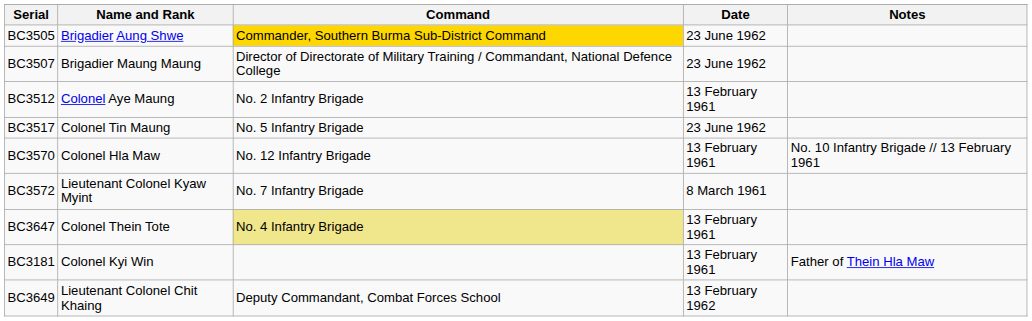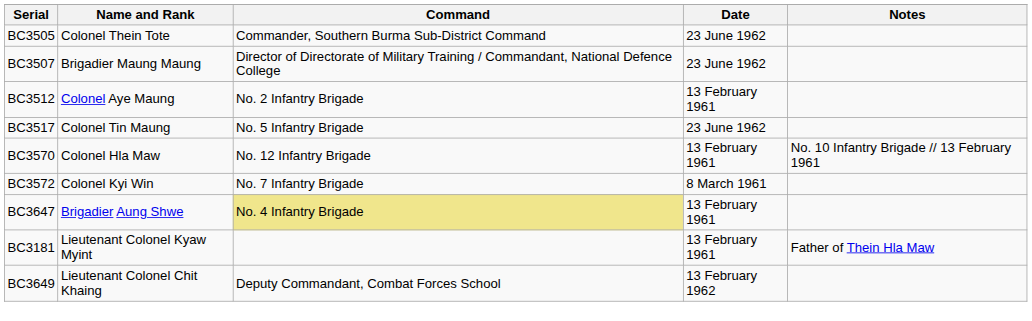(122, 35) Brigadier Aung Shwe -> (115, 35) Colonel Thein Tote
(391, 35) gold background -> (391, 35) no background
(133, 191) Lieutenant Colonel Kyaw Myint -> (107, 184) Colonel Kyi Win
(115, 226) Colonel Thein Tote -> (122, 212) Brigadier Aung Shwe
(107, 262) Colonel Kyi Win -> (133, 247) Lieutenant Colonel Kyaw Myint
